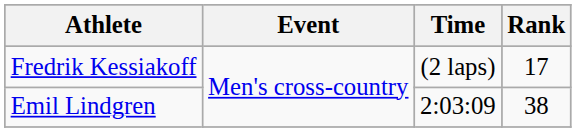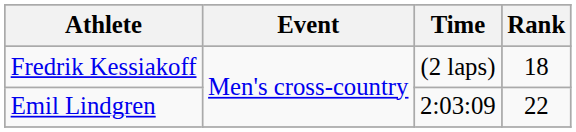(536, 66) 17 -> (536, 66) 18
(536, 107) 38 -> (536, 107) 22
